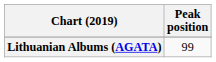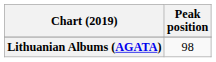(188, 47) 99 -> (188, 47) 98
